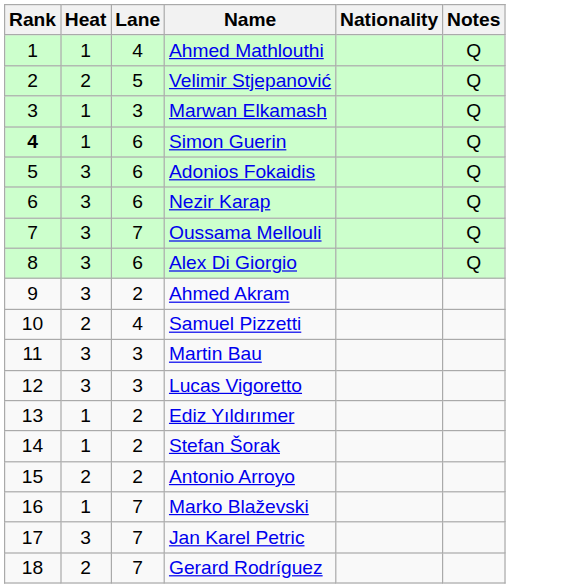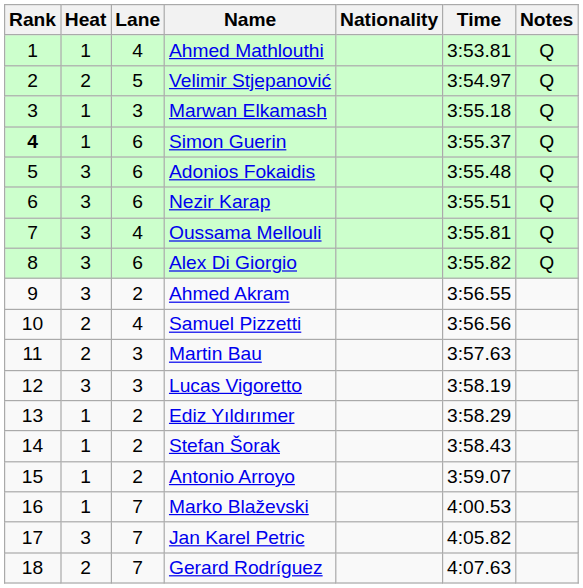+ column: (479, 19)
(138, 232) 7 -> (138, 232) 4
(86, 354) 3 -> (86, 354) 2
(86, 476) 2 -> (86, 476) 1
